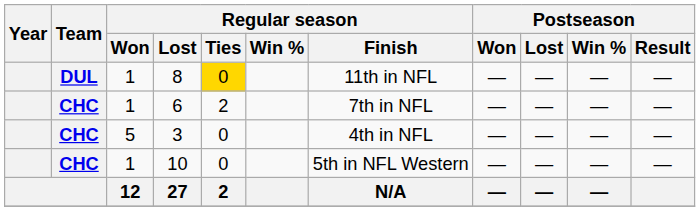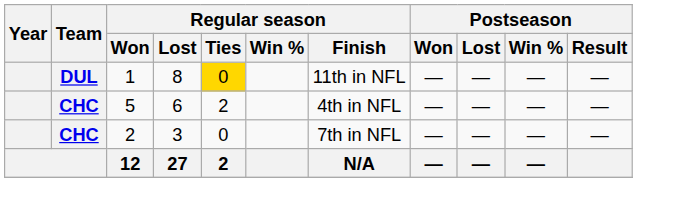(130, 106) 1 -> (130, 106) 5
(391, 106) 7th in NFL -> (359, 106) 4th in NFL
(130, 135) 5 -> (130, 135) 2
(391, 135) 4th in NFL -> (359, 135) 7th in NFL
- row: (177, 164)
